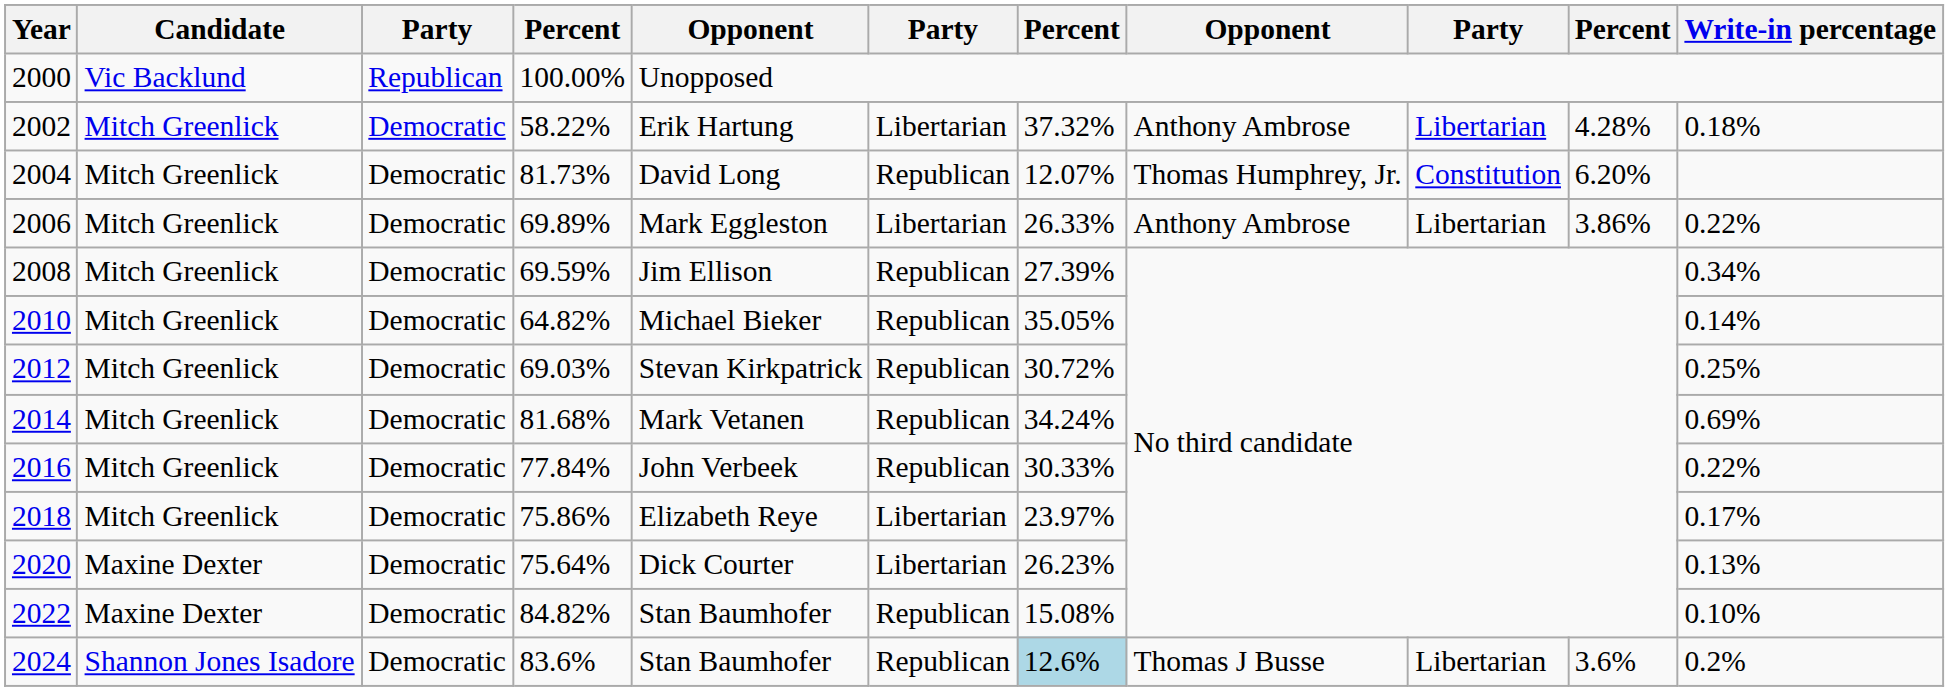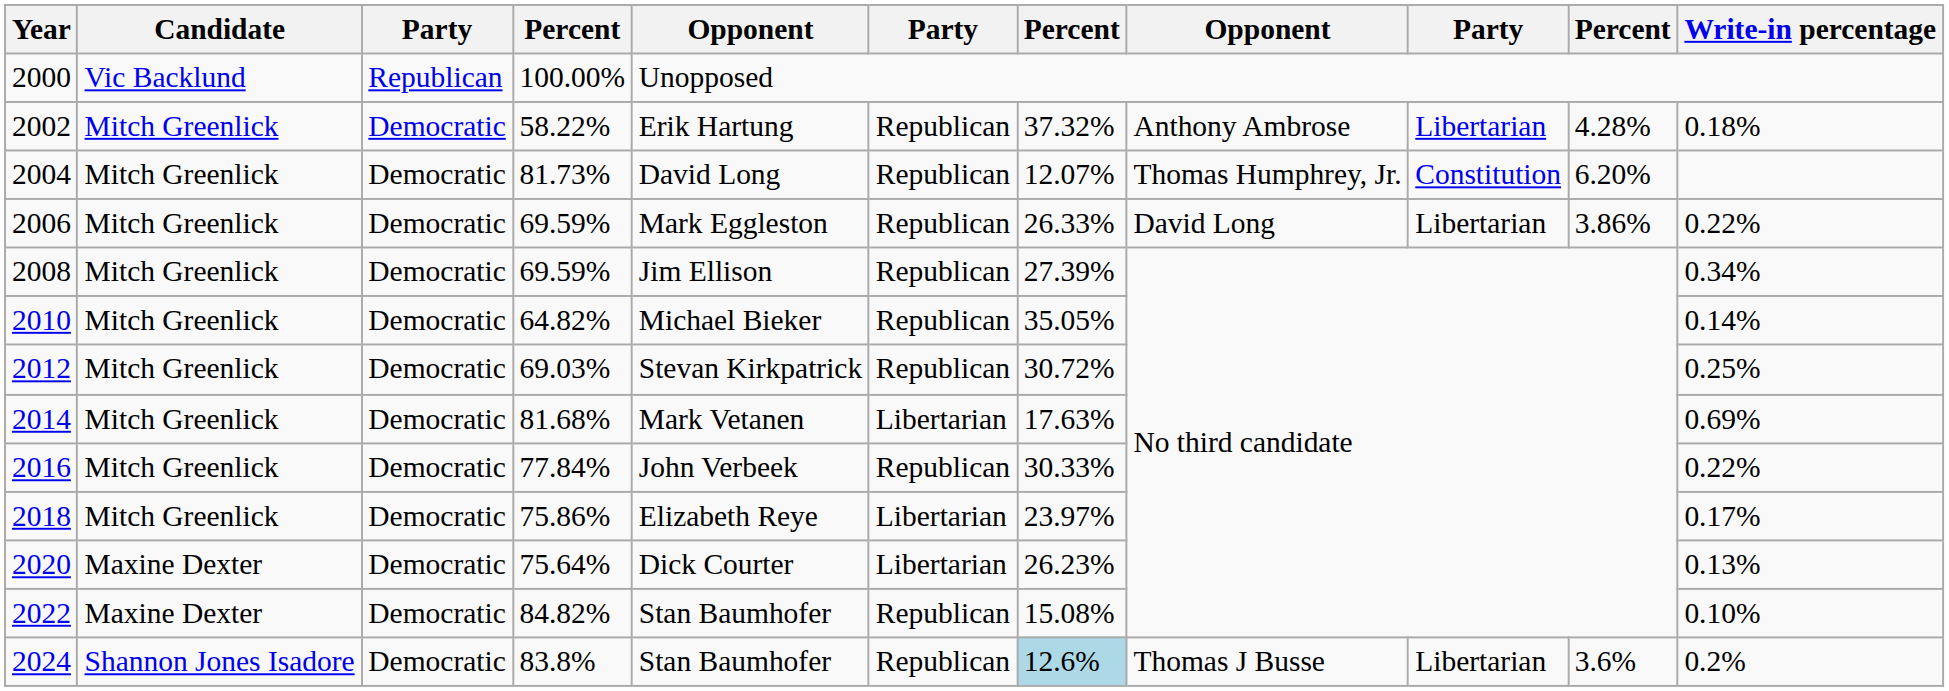(941, 126) Libertarian -> (943, 126) Republican
(565, 223) 69.89% -> (565, 223) 69.59%
(941, 223) Libertarian -> (943, 223) Republican
(1242, 223) Anthony Ambrose -> (1204, 223) David Long
(943, 417) Republican -> (941, 417) Libertarian
(1069, 417) 34.24% -> (1069, 417) 17.63%
(558, 660) 83.6% -> (558, 660) 83.8%
